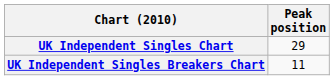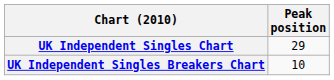(298, 65) 11 -> (298, 65) 10
